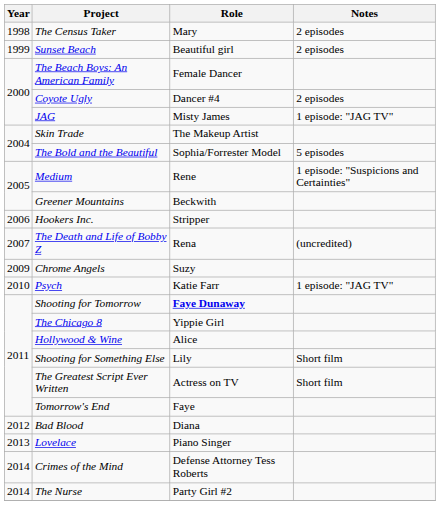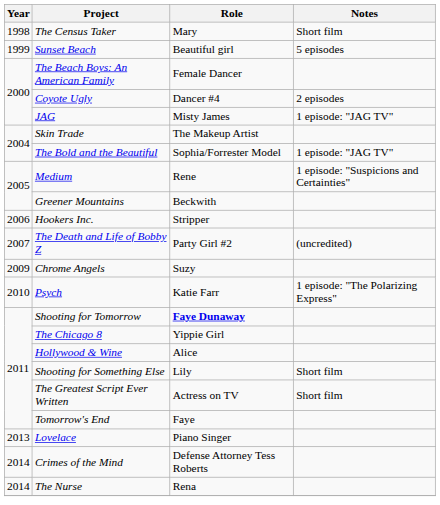(320, 31) 2 episodes -> (319, 31) Short film
(320, 49) 2 episodes -> (320, 49) 5 episodes
(320, 152) 5 episodes -> (345, 152) 1 episode: "JAG TV"
(184, 243) Rena -> (202, 243) Party Girl #2
(345, 286) 1 episode: "JAG TV" -> (357, 292) 1 episode: "The Polarizing Express"
- row: (59, 424)
(202, 491) Party Girl #2 -> (184, 486) Rena
